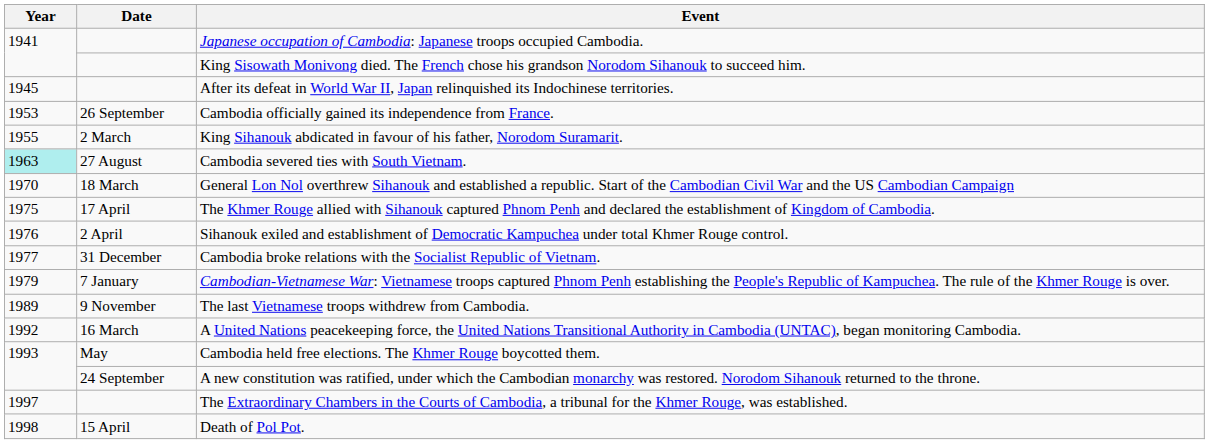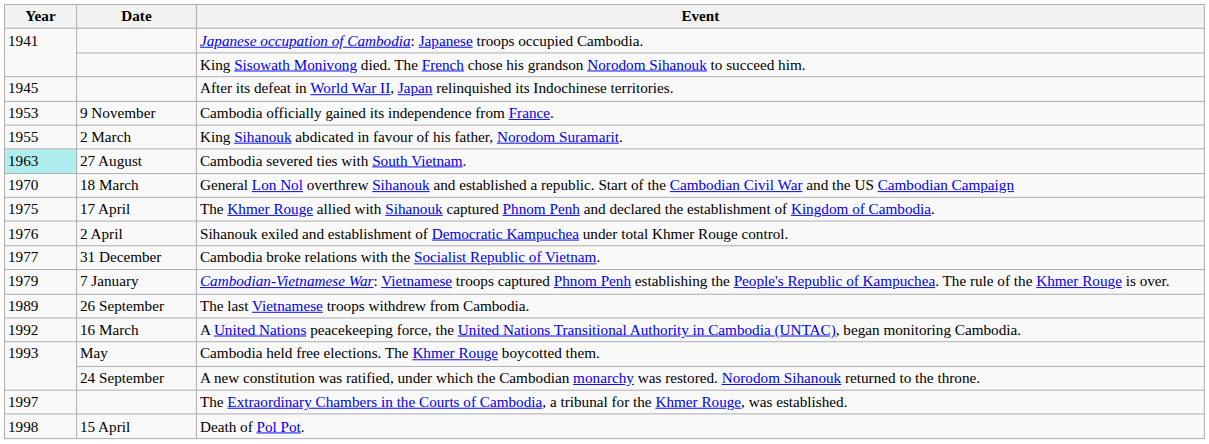(122, 112) 26 September -> (118, 112) 9 November
(118, 305) 9 November -> (122, 305) 26 September
